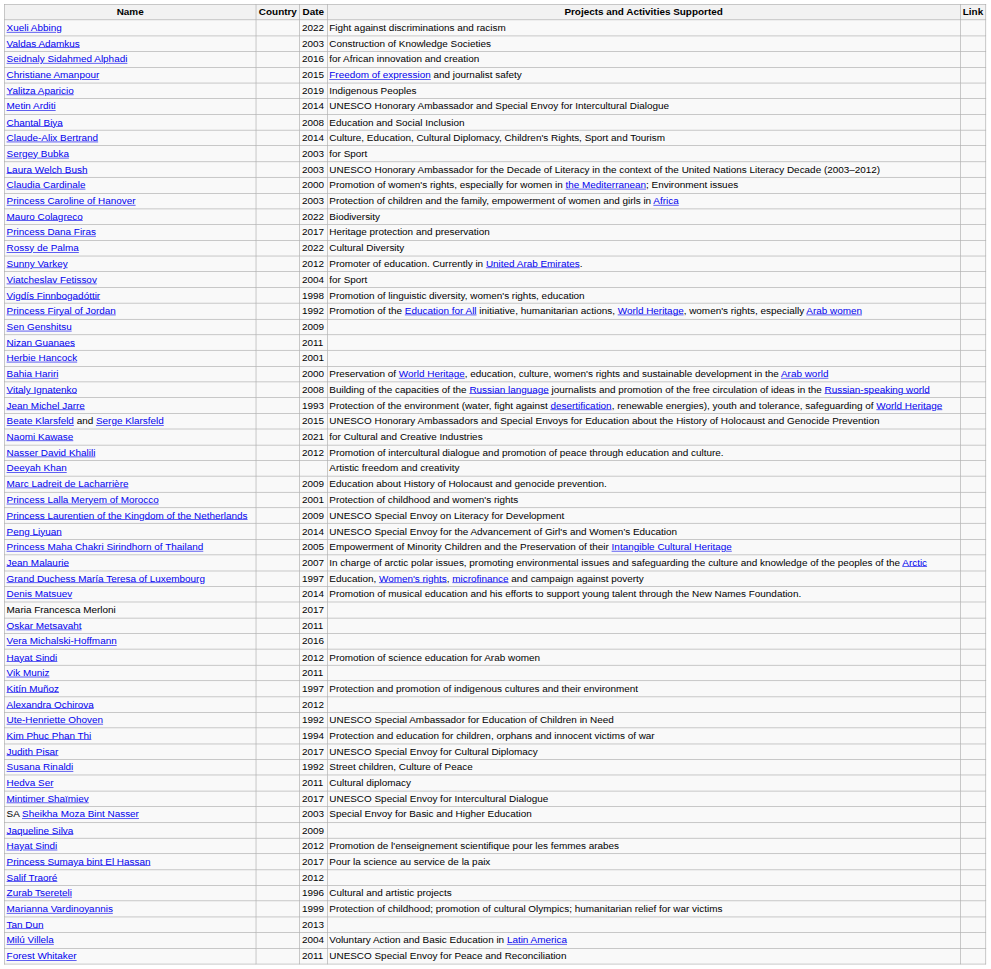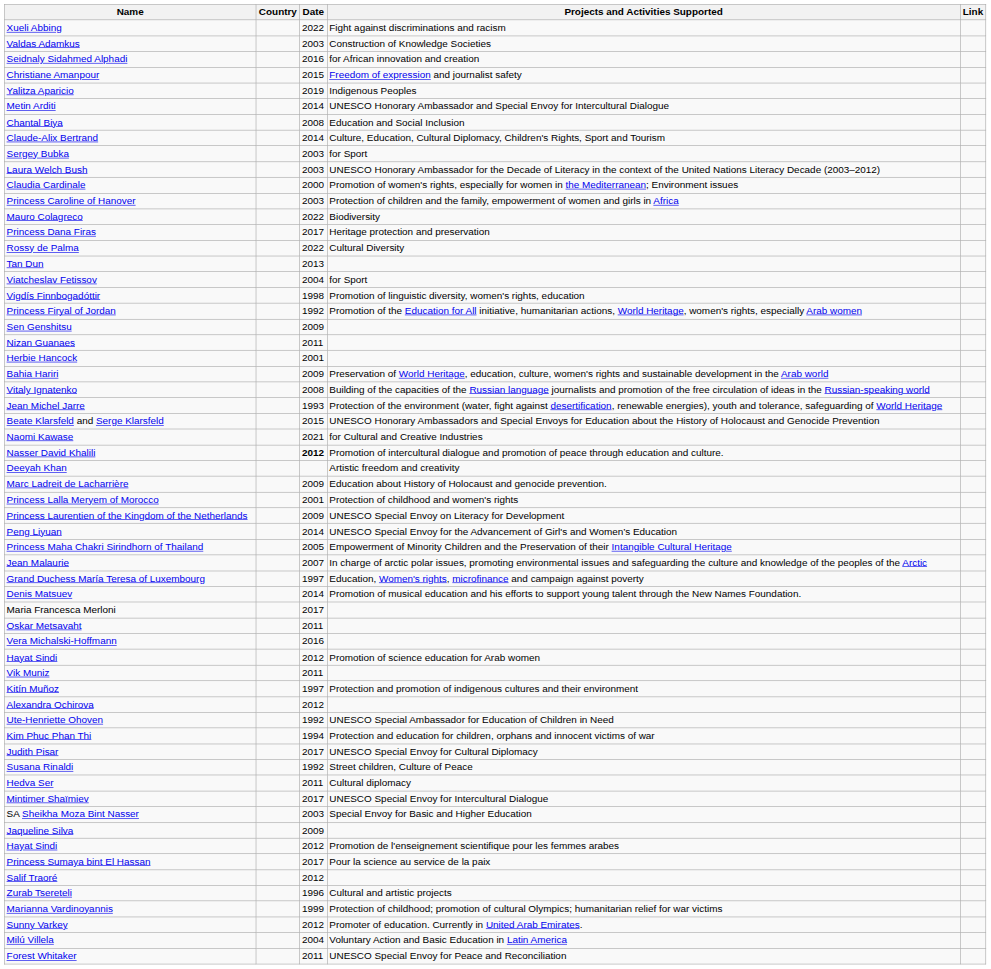rows swapped: (25, 924) <-> (37, 264)
(313, 374) 2000 -> (313, 374) 2009
(313, 452) normal -> (313, 452) bold
